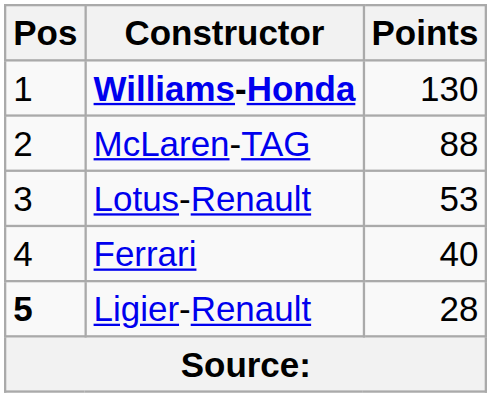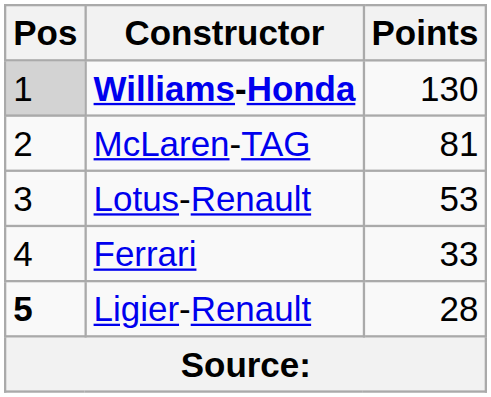(23, 88) no background -> (23, 88) lightgrey background
(459, 144) 88 -> (459, 144) 81
(459, 254) 40 -> (459, 254) 33
